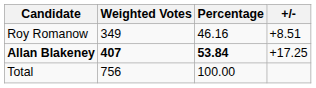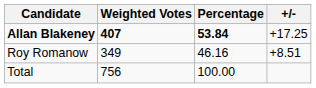rows swapped: (51, 53) <-> (48, 33)
